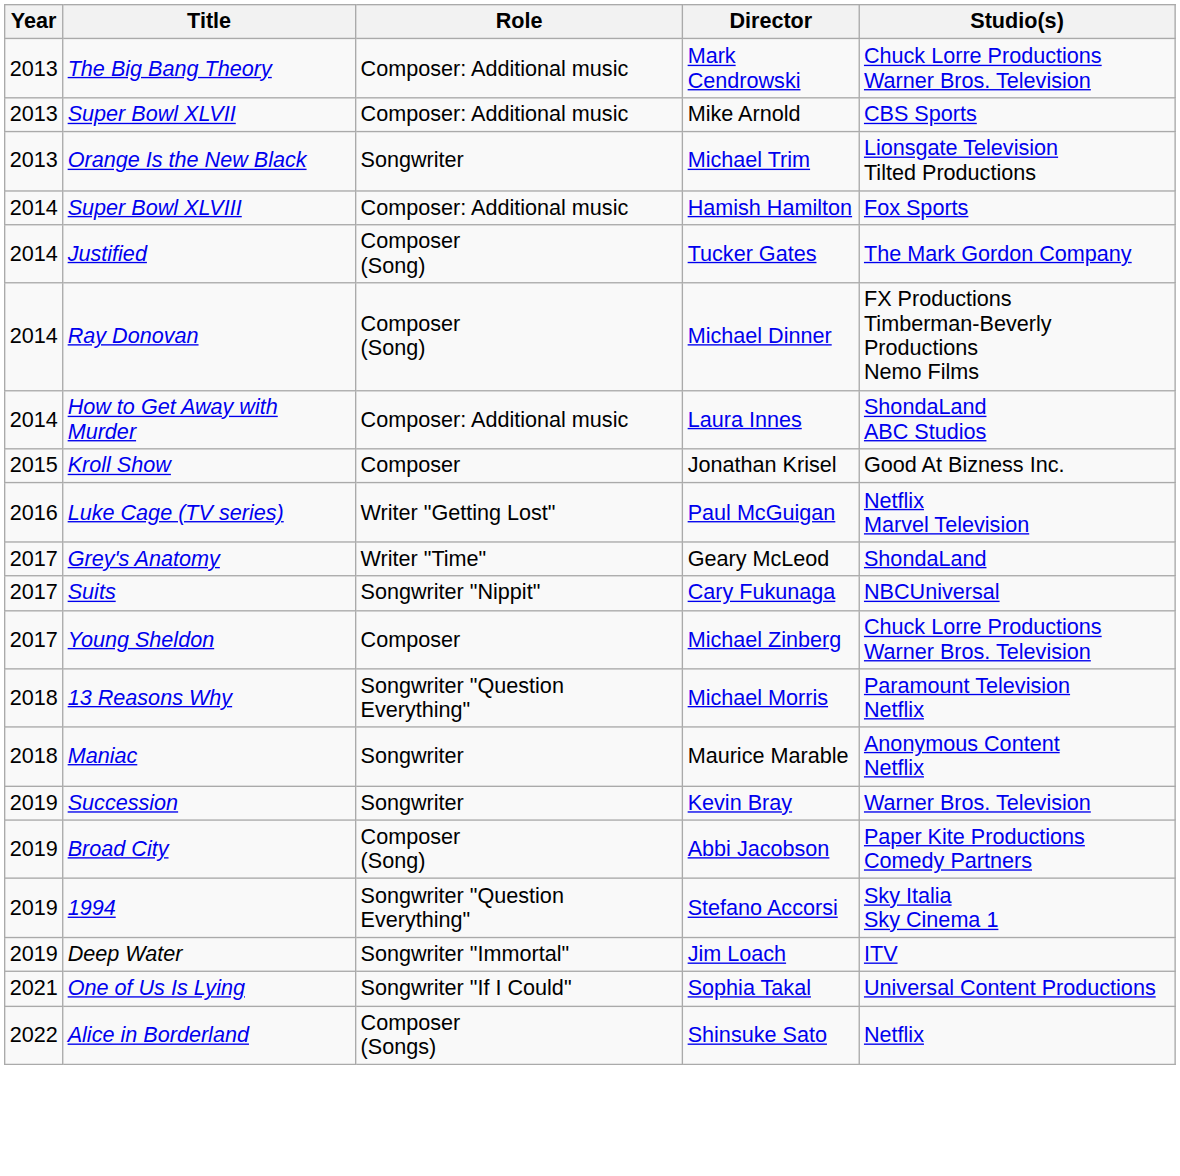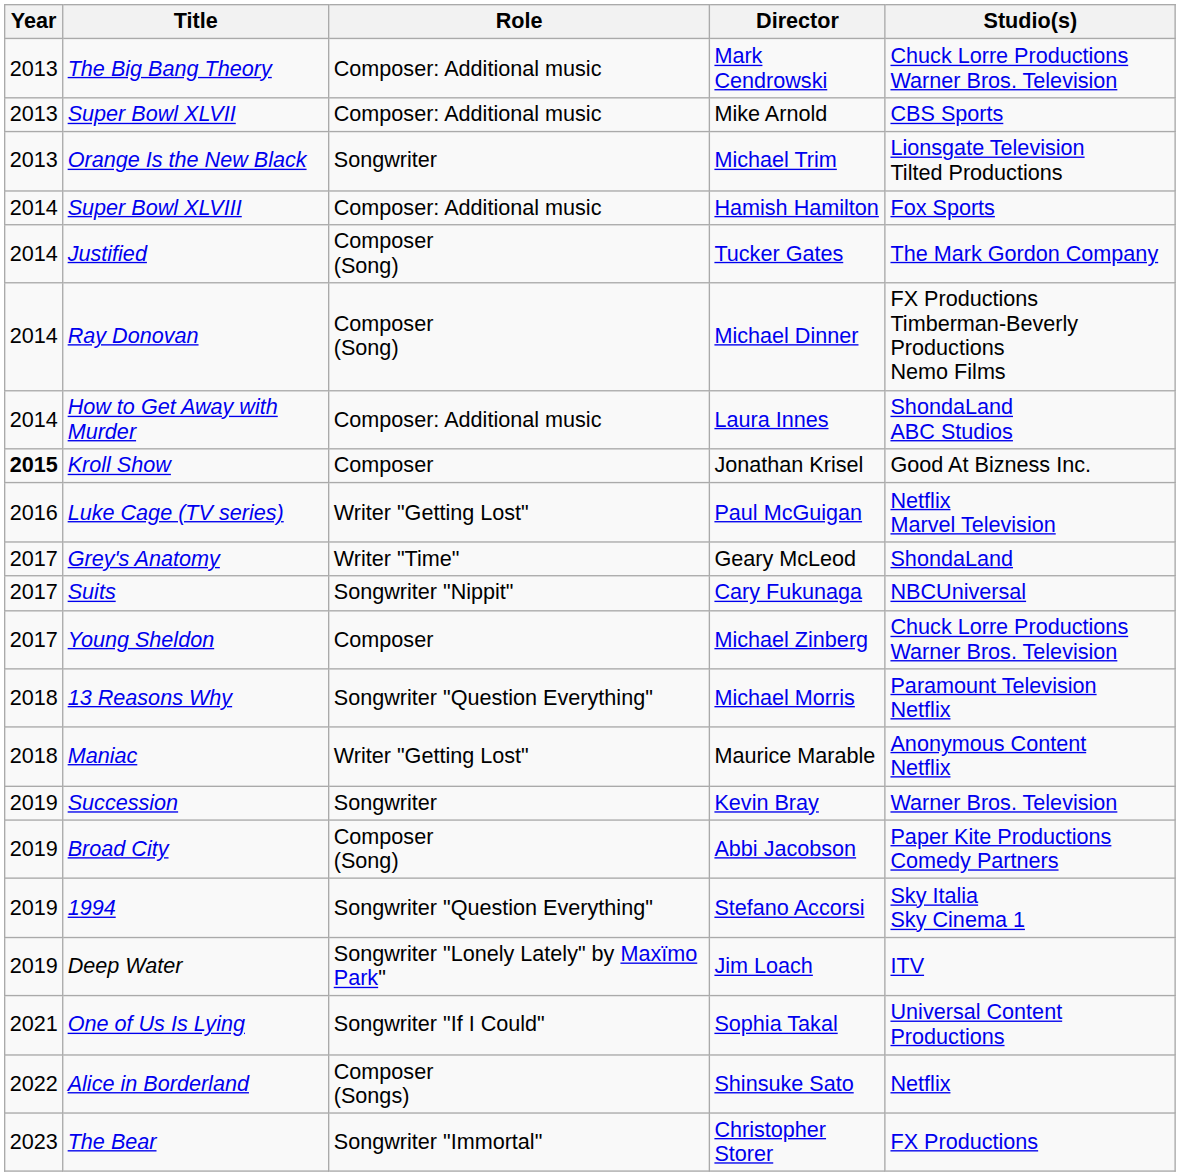(34, 465) normal -> (34, 465) bold
(412, 756) Songwriter -> (431, 756) Writer "Getting Lost"
(465, 954) Songwriter "Immortal" -> (515, 966) Songwriter "Lonely Lately" by Maxïmo Park"
+ row: (112, 1141)
